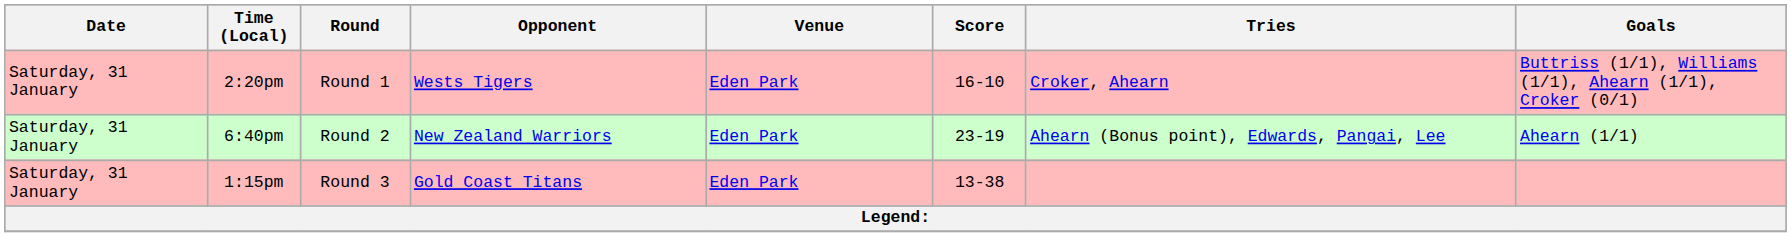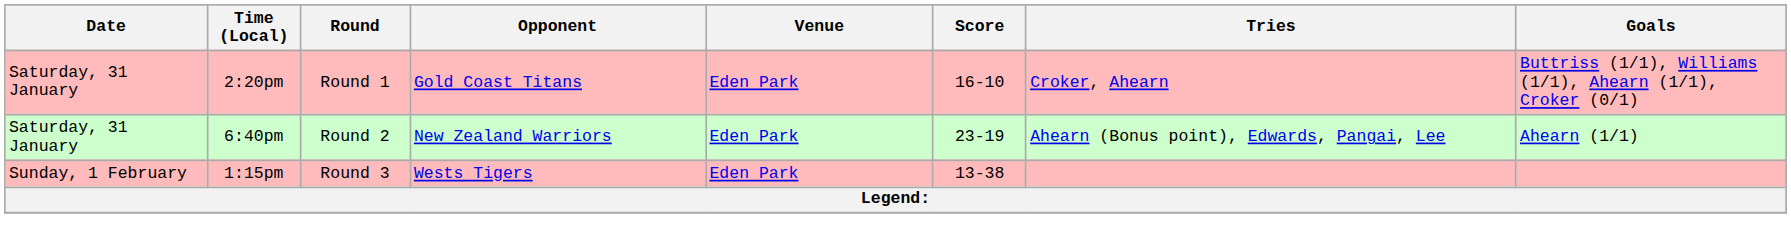(473, 82) Wests Tigers -> (498, 82) Gold Coast Titans
(68, 182) Saturday, 31 January -> (98, 173) Sunday, 1 February
(498, 182) Gold Coast Titans -> (473, 173) Wests Tigers
